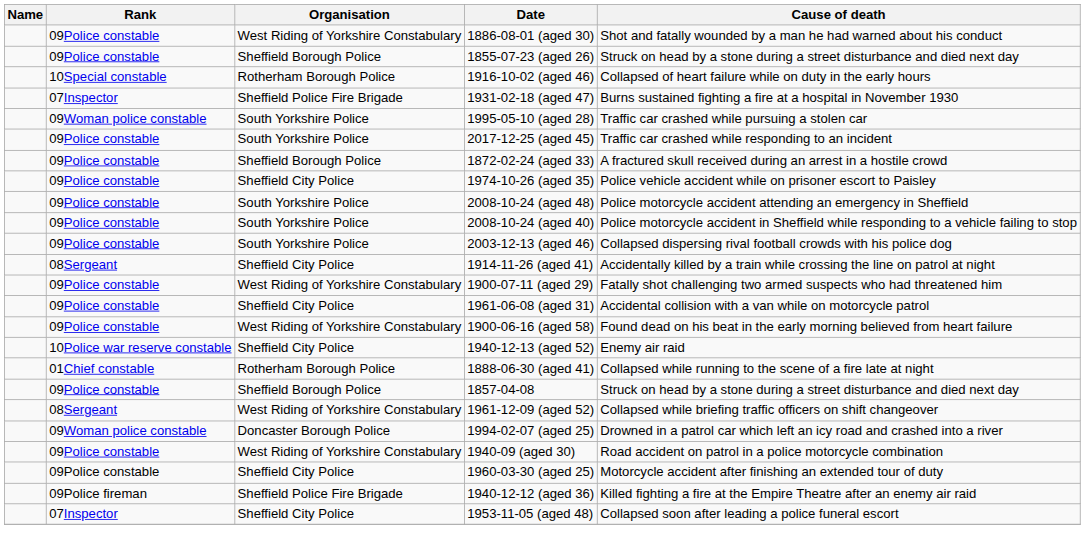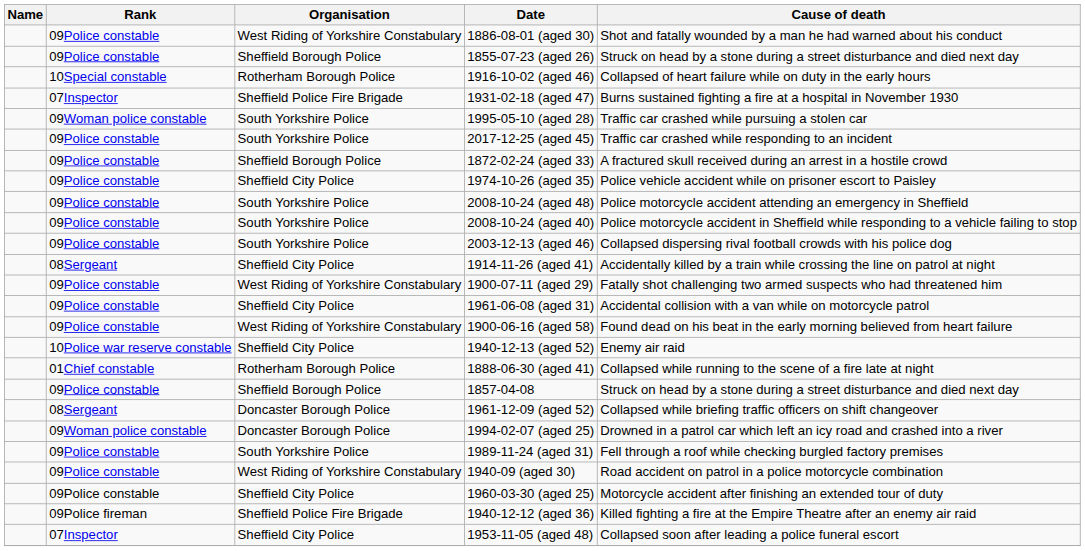(349, 410) West Riding of Yorkshire Constabulary -> (314, 410) Doncaster Borough Police
+ row: (530, 451)
